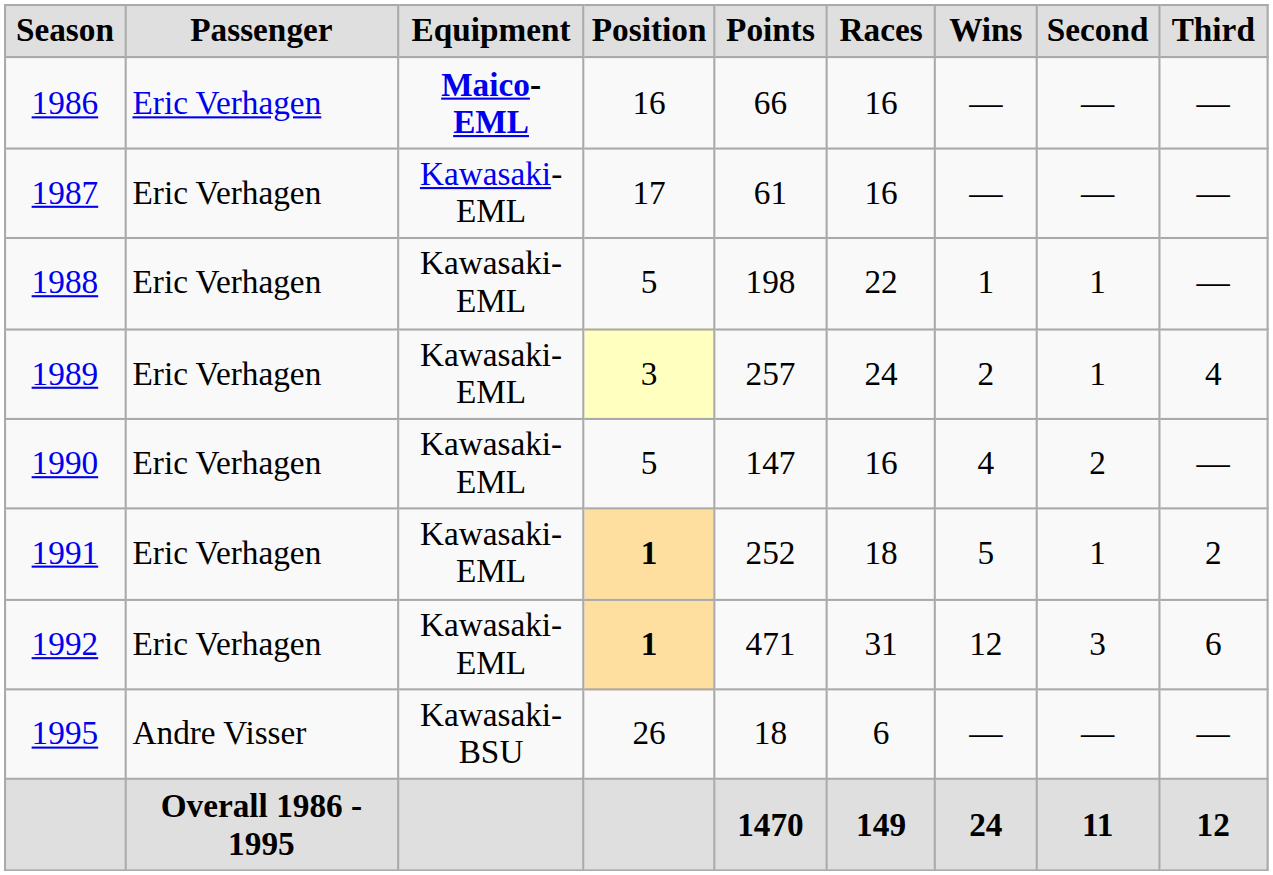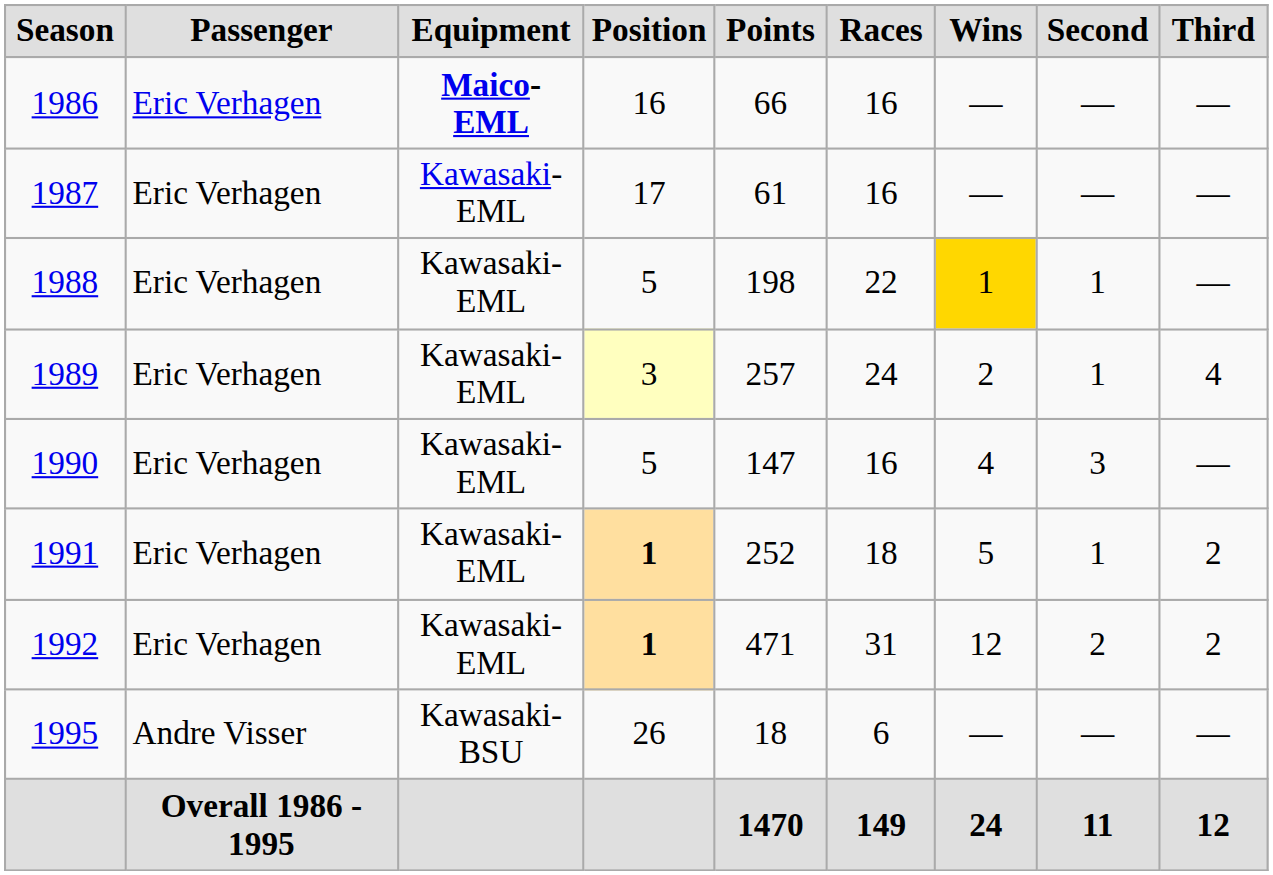(986, 282) no background -> (986, 282) gold background
(1098, 463) 2 -> (1098, 463) 3
(1098, 643) 3 -> (1098, 643) 2
(1213, 643) 6 -> (1213, 643) 2
